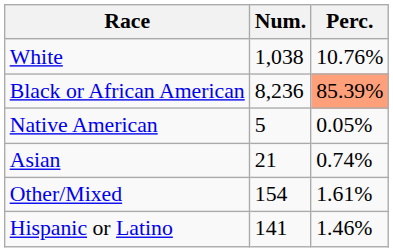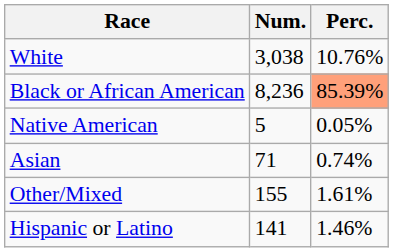(279, 56) 1,038 -> (279, 56) 3,038
(266, 159) 21 -> (266, 159) 71
(271, 194) 154 -> (271, 194) 155
